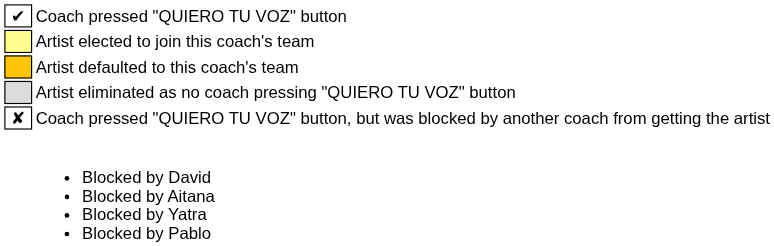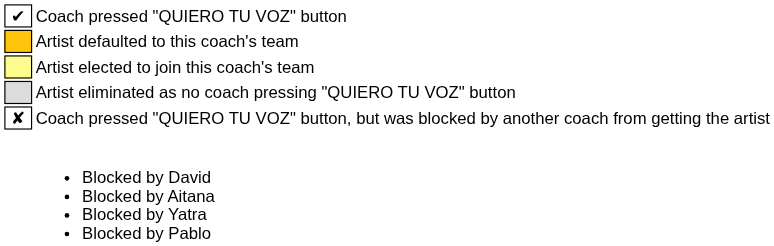rows swapped: (175, 41) <-> (167, 67)
